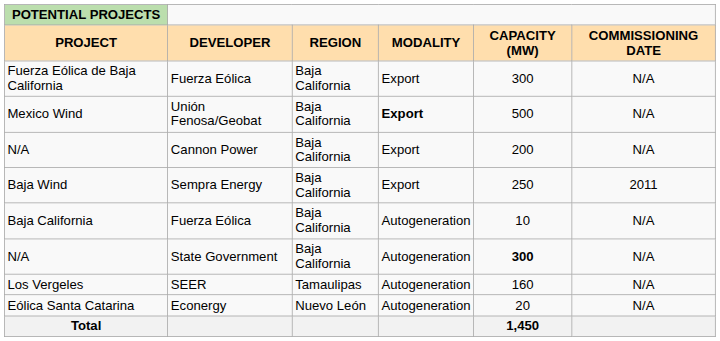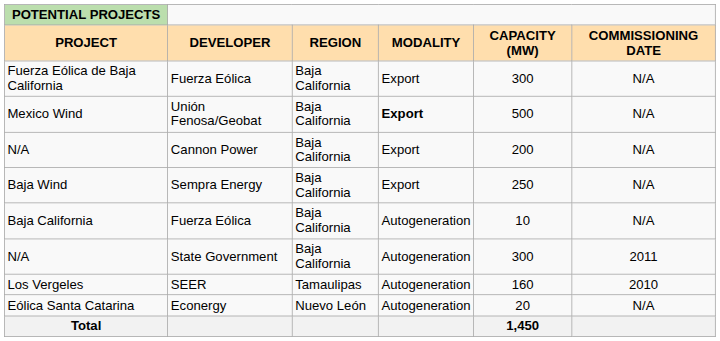(644, 185) 2011 -> (644, 185) N/A
(523, 256) bold -> (523, 256) normal
(644, 256) N/A -> (644, 256) 2011
(644, 284) N/A -> (644, 284) 2010
